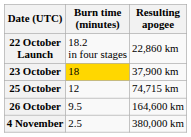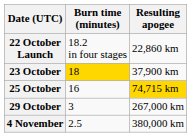(74, 89) 12 -> (74, 89) 16
(155, 89) no background -> (155, 89) gold background
- row: (35, 106)
+ row: (35, 106)
